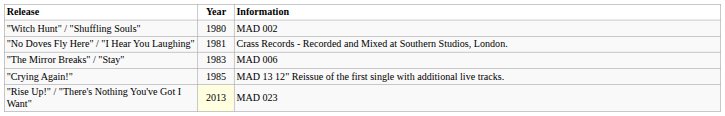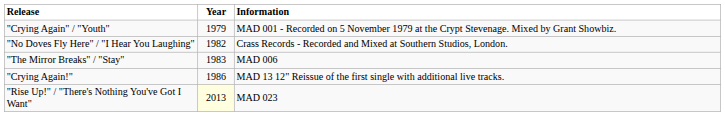+ row: (58, 28)
- row: (74, 28)
(216, 44) 1981 -> (216, 44) 1982
(216, 76) 1985 -> (216, 76) 1986
